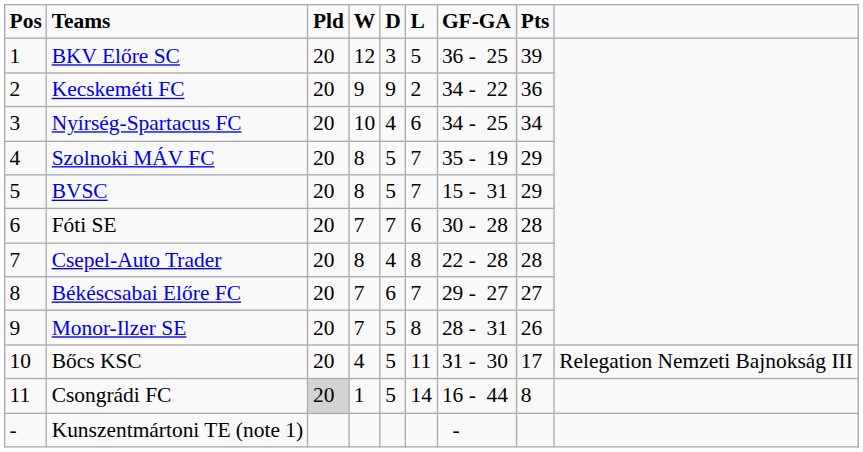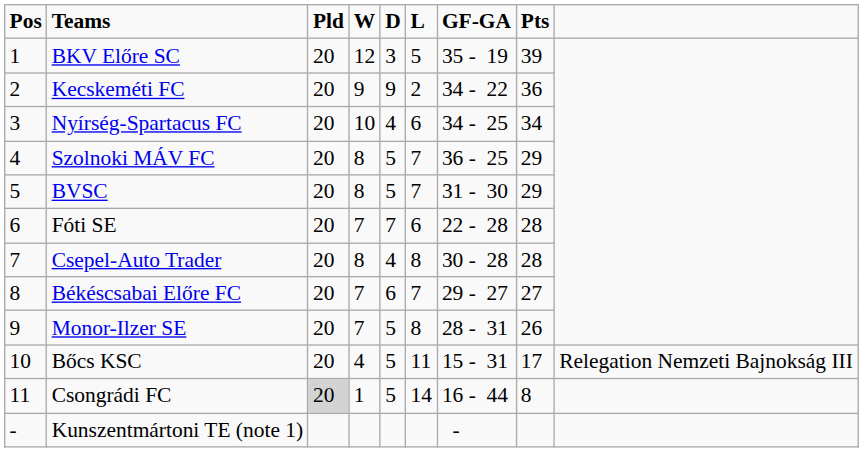(475, 55) 36 - 25 -> (475, 55) 35 - 19
(475, 157) 35 - 19 -> (475, 157) 36 - 25
(475, 191) 15 - 31 -> (475, 191) 31 - 30
(475, 225) 30 - 28 -> (475, 225) 22 - 28
(475, 259) 22 - 28 -> (475, 259) 30 - 28
(475, 361) 31 - 30 -> (475, 361) 15 - 31
